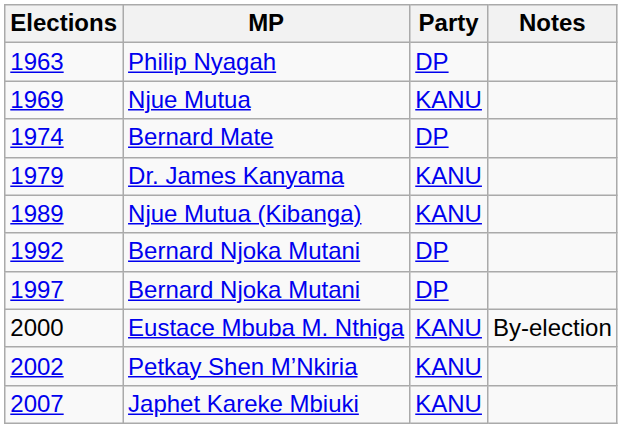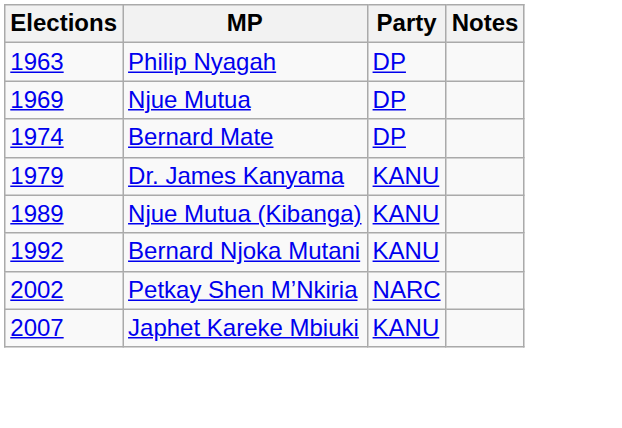(449, 99) KANU -> (389, 99) DP
(432, 251) DP -> (406, 251) KANU
- row: (37, 289)
- row: (37, 328)
(449, 366) KANU -> (407, 289) NARC
